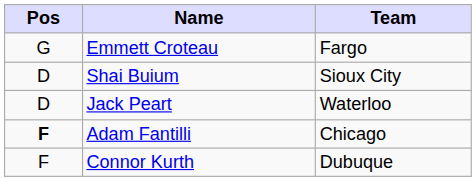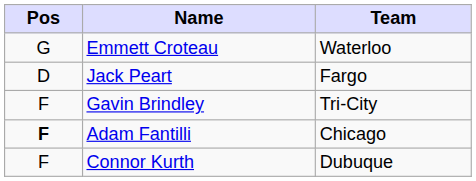(343, 47) Fargo -> (356, 47) Waterloo
- row: (133, 76)
(356, 104) Waterloo -> (343, 76) Fargo
+ row: (145, 104)
